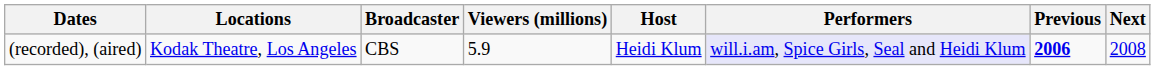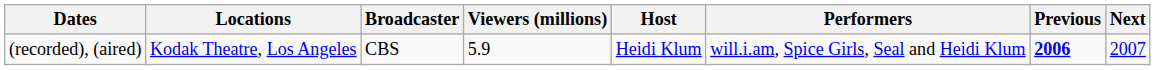(868, 48) lavender background -> (868, 48) no background
(1128, 48) 2008 -> (1128, 48) 2007
